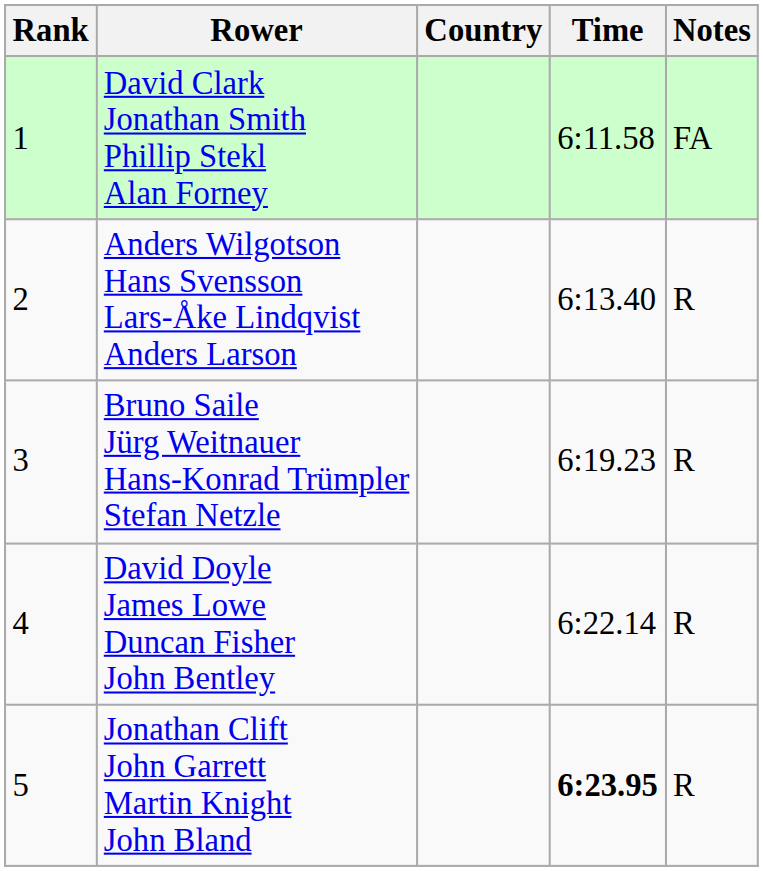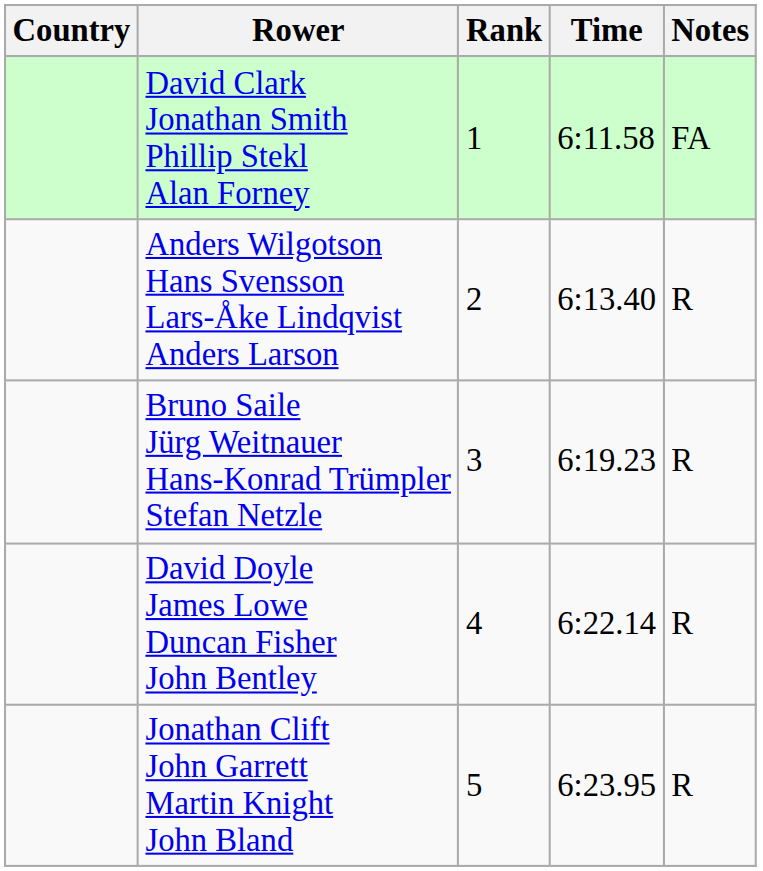columns swapped: (51, 30) <-> (483, 30)
(608, 784) bold -> (607, 784) normal
